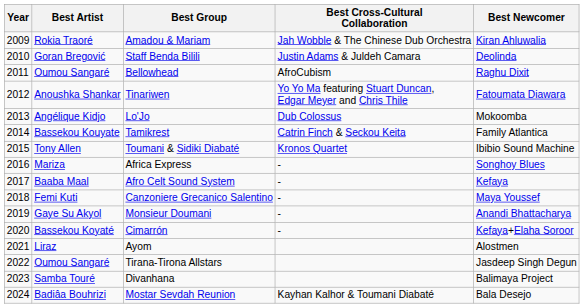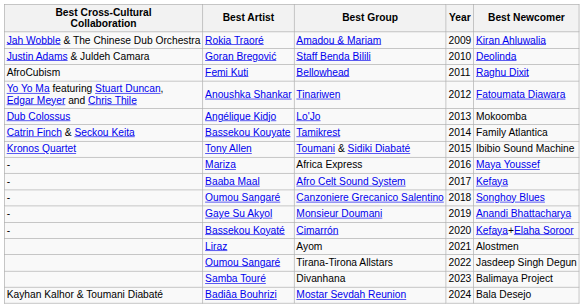columns swapped: (18, 18) <-> (374, 18)
(72, 72) Oumou Sangaré -> (227, 72) Femi Kuti
(510, 165) Songhoy Blues -> (508, 165) Maya Youssef
(56, 198) Femi Kuti -> (243, 198) Oumou Sangaré
(508, 198) Maya Youssef -> (510, 198) Songhoy Blues
